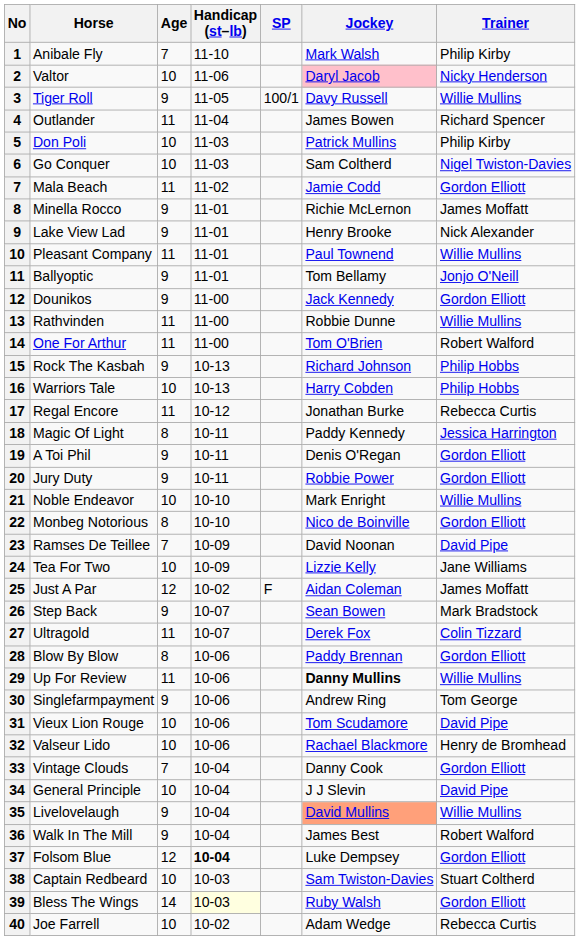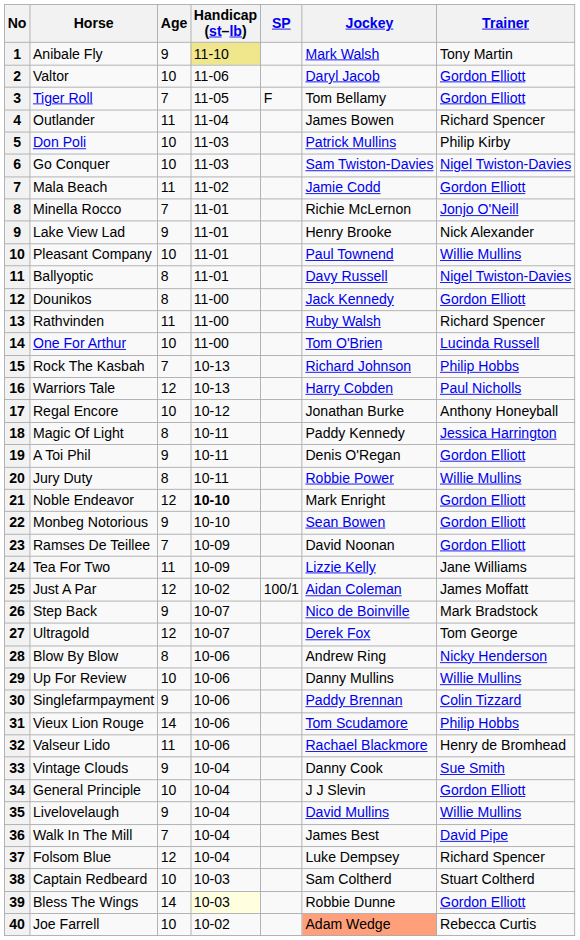(165, 53) 7 -> (165, 53) 9
(211, 53) no background -> (211, 53) khaki background
(475, 53) Philip Kirby -> (476, 53) Tony Martin
(343, 76) pink background -> (343, 76) no background
(494, 76) Nicky Henderson -> (483, 76) Gordon Elliott
(165, 98) 9 -> (165, 98) 7
(281, 98) 100/1 -> (268, 98) F
(347, 98) Davy Russell -> (346, 98) Tom Bellamy
(481, 98) Willie Mullins -> (483, 98) Gordon Elliott
(348, 165) Sam Coltherd -> (369, 165) Sam Twiston-Davies
(165, 210) 9 -> (165, 210) 7
(484, 210) James Moffatt -> (479, 210) Jonjo O'Neill
(168, 254) 11 -> (169, 254) 10
(165, 277) 9 -> (165, 277) 8
(346, 277) Tom Bellamy -> (347, 277) Davy Russell
(479, 277) Jonjo O'Neill -> (506, 277) Nigel Twiston-Davies
(165, 299) 9 -> (165, 299) 8
(350, 321) Robbie Dunne -> (343, 321) Ruby Walsh
(481, 321) Willie Mullins -> (492, 321) Richard Spencer
(168, 344) 11 -> (169, 344) 10
(487, 344) Robert Walford -> (490, 344) Lucinda Russell
(165, 366) 9 -> (165, 366) 7
(169, 388) 10 -> (169, 388) 12
(480, 388) Philip Hobbs -> (481, 388) Paul Nicholls
(168, 411) 11 -> (169, 411) 10
(488, 411) Rebecca Curtis -> (499, 411) Anthony Honeyball
(165, 478) 9 -> (165, 478) 8
(483, 478) Gordon Elliott -> (481, 478) Willie Mullins
(169, 500) 10 -> (169, 500) 12
(212, 500) normal -> (212, 500) bold
(481, 500) Willie Mullins -> (483, 500) Gordon Elliott
(165, 522) 8 -> (165, 522) 9
(357, 522) Nico de Boinville -> (345, 522) Sean Bowen
(474, 545) David Pipe -> (483, 545) Gordon Elliott
(169, 567) 10 -> (168, 567) 11
(268, 589) F -> (281, 589) 100/1
(345, 612) Sean Bowen -> (357, 612) Nico de Boinville
(168, 634) 11 -> (169, 634) 12
(481, 634) Colin Tizzard -> (479, 634) Tom George
(354, 656) Paddy Brennan -> (346, 656) Andrew Ring
(483, 656) Gordon Elliott -> (494, 656) Nicky Henderson
(168, 679) 11 -> (169, 679) 10
(353, 679) bold -> (350, 679) normal
(346, 701) Andrew Ring -> (354, 701) Paddy Brennan
(479, 701) Tom George -> (481, 701) Colin Tizzard
(169, 723) 10 -> (169, 723) 14
(474, 723) David Pipe -> (480, 723) Philip Hobbs
(169, 746) 10 -> (168, 746) 11
(165, 768) 7 -> (165, 768) 9
(483, 768) Gordon Elliott -> (472, 768) Sue Smith
(474, 790) David Pipe -> (483, 790) Gordon Elliott
(347, 813) lightsalmon background -> (347, 813) no background
(165, 835) 9 -> (165, 835) 7
(487, 835) Robert Walford -> (474, 835) David Pipe
(212, 857) bold -> (212, 857) normal
(483, 857) Gordon Elliott -> (492, 857) Richard Spencer
(369, 880) Sam Twiston-Davies -> (348, 880) Sam Coltherd
(343, 902) Ruby Walsh -> (350, 902) Robbie Dunne
(348, 924) no background -> (348, 924) lightsalmon background
